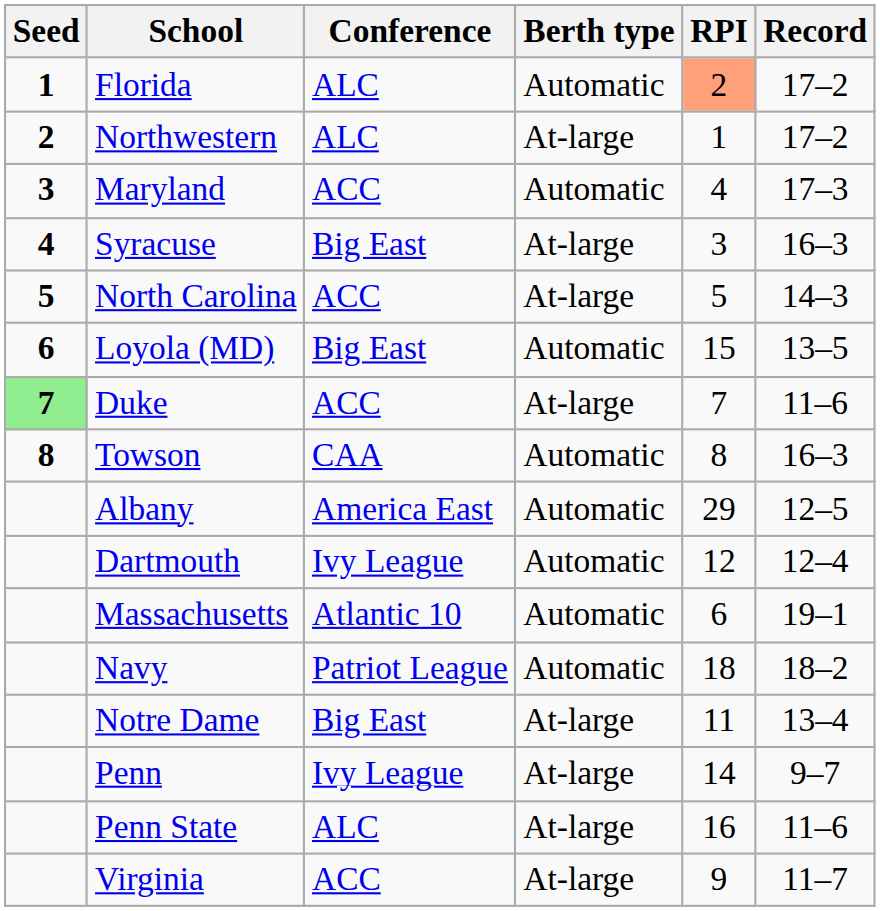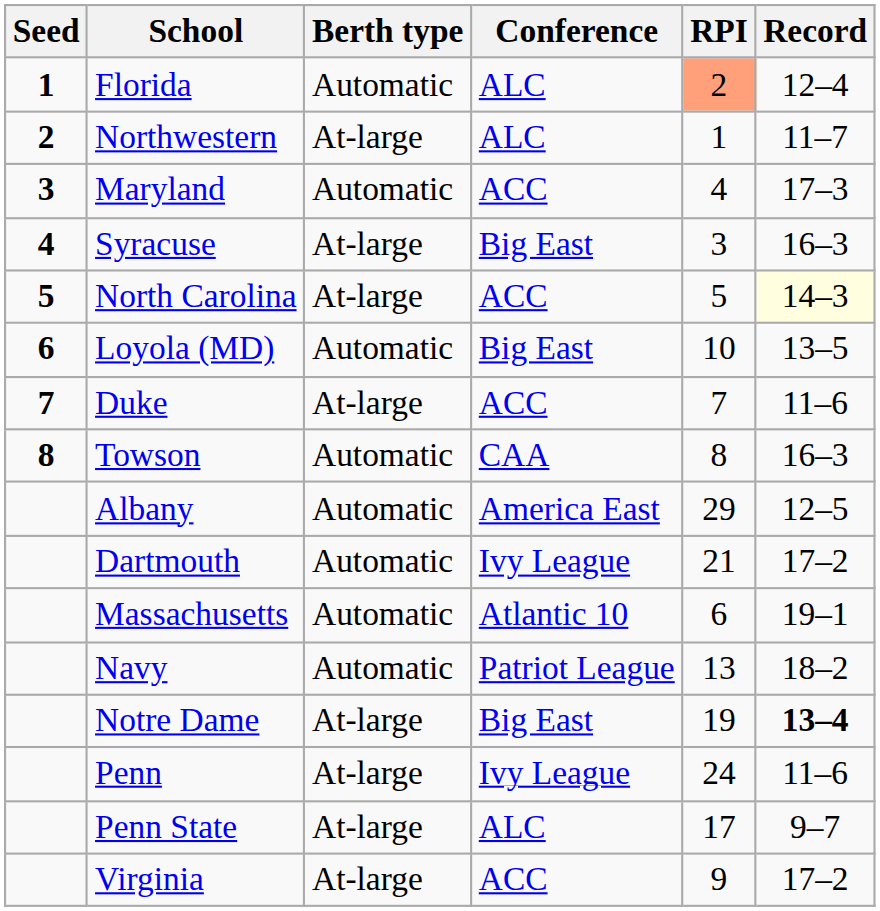columns swapped: (410, 31) <-> (599, 31)
(815, 84) 17–2 -> (815, 84) 12–4
(815, 137) 17–2 -> (815, 137) 11–7
(815, 296) no background -> (815, 296) lightyellow background
(719, 349) 15 -> (719, 349) 10
(46, 402) lightgreen background -> (46, 402) no background
(719, 561) 12 -> (719, 561) 21
(815, 561) 12–4 -> (815, 561) 17–2
(719, 667) 18 -> (719, 667) 13
(719, 720) 11 -> (719, 720) 19
(815, 720) normal -> (815, 720) bold
(719, 773) 14 -> (719, 773) 24
(815, 773) 9–7 -> (815, 773) 11–6
(719, 826) 16 -> (719, 826) 17
(815, 826) 11–6 -> (815, 826) 9–7
(815, 879) 11–7 -> (815, 879) 17–2
